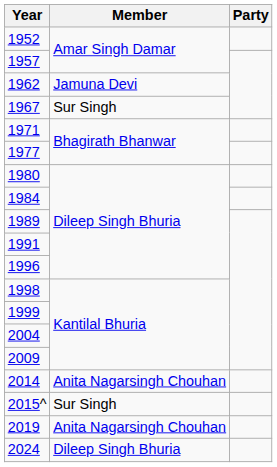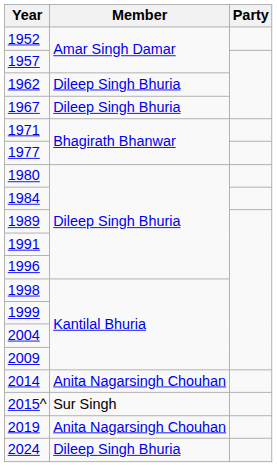(95, 84) Jamuna Devi -> (117, 84) Dileep Singh Bhuria
(85, 107) Sur Singh -> (117, 107) Dileep Singh Bhuria
